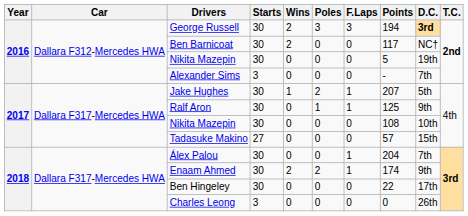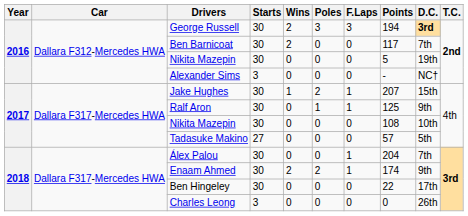(428, 44) NC† -> (425, 44) 7th
(425, 75) 7th -> (428, 75) NC†
(425, 91) 5th -> (428, 91) 15th
(428, 139) 15th -> (425, 139) 5th
